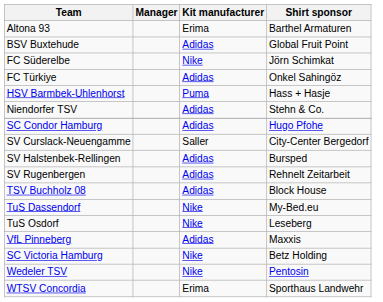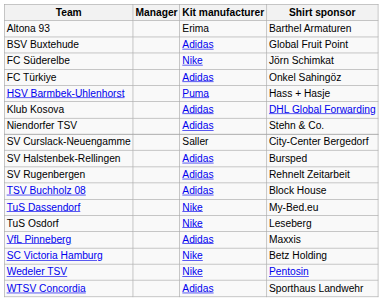+ row: (35, 110)
- row: (54, 126)
(196, 288) Erima -> (198, 288) Adidas
